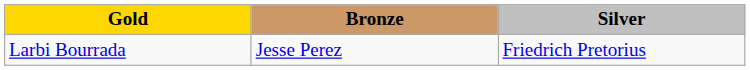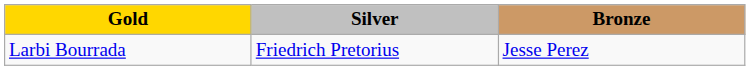columns swapped: (622, 19) <-> (375, 19)
